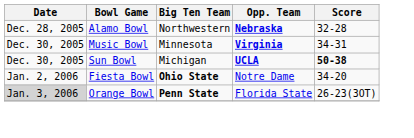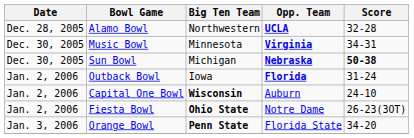(259, 29) Nebraska -> (277, 29) UCLA
(247, 61) UCLA -> (289, 61) Nebraska
+ row: (124, 77)
+ row: (136, 93)
(332, 77) 34-20 -> (377, 109) 26-23(3OT)
(42, 93) lightgrey background -> (42, 125) no background
(347, 93) 26-23(3OT) -> (362, 125) 34-20
